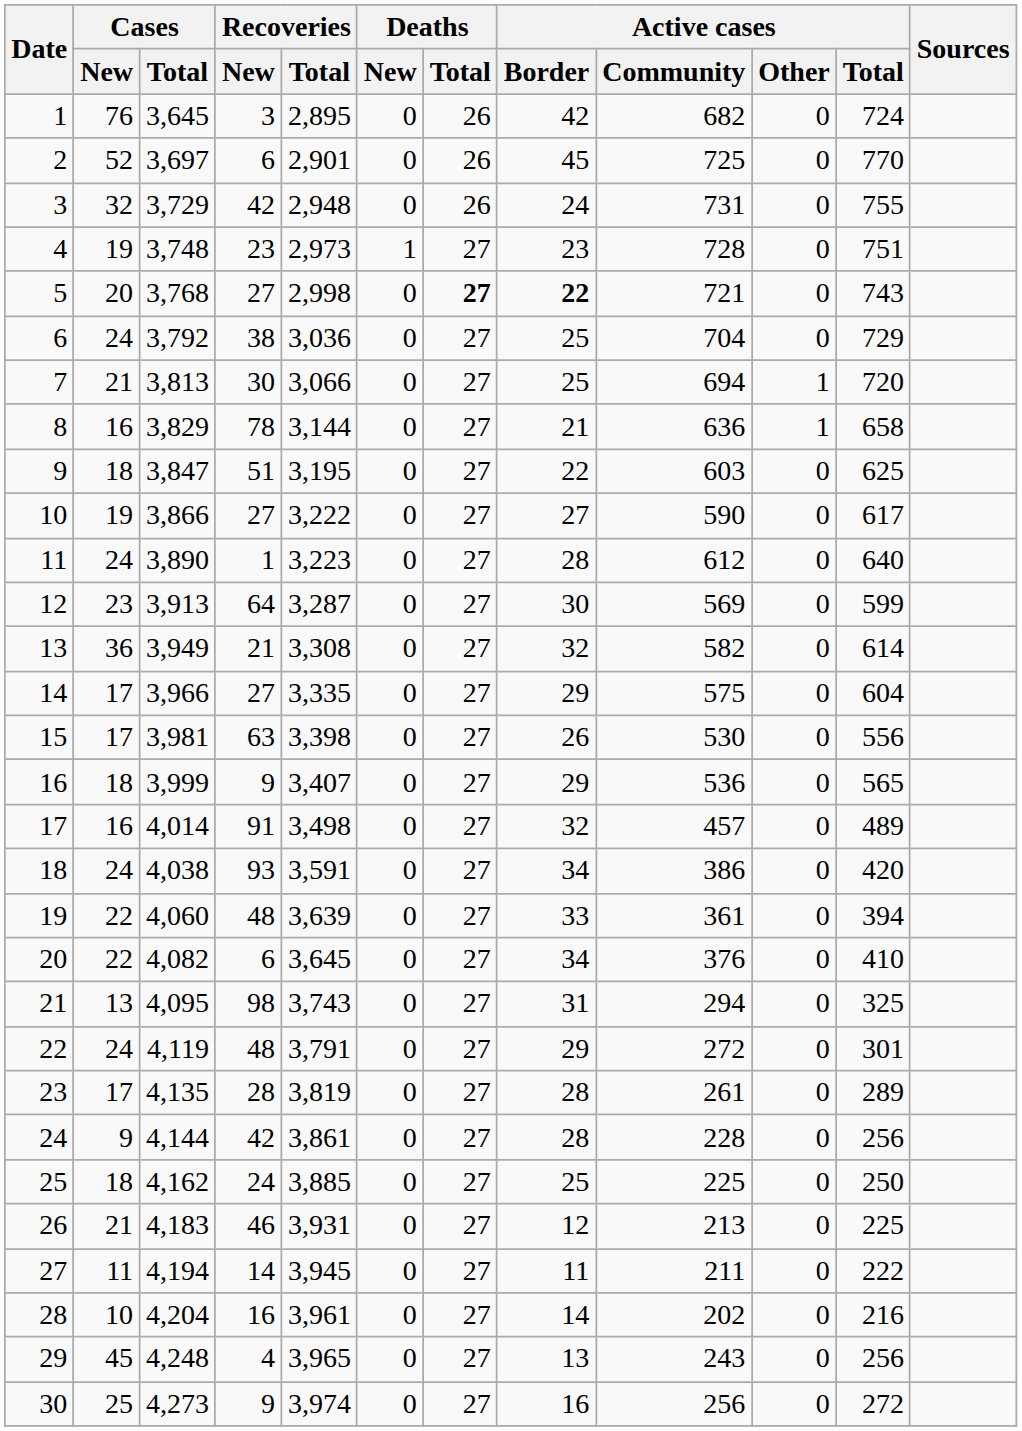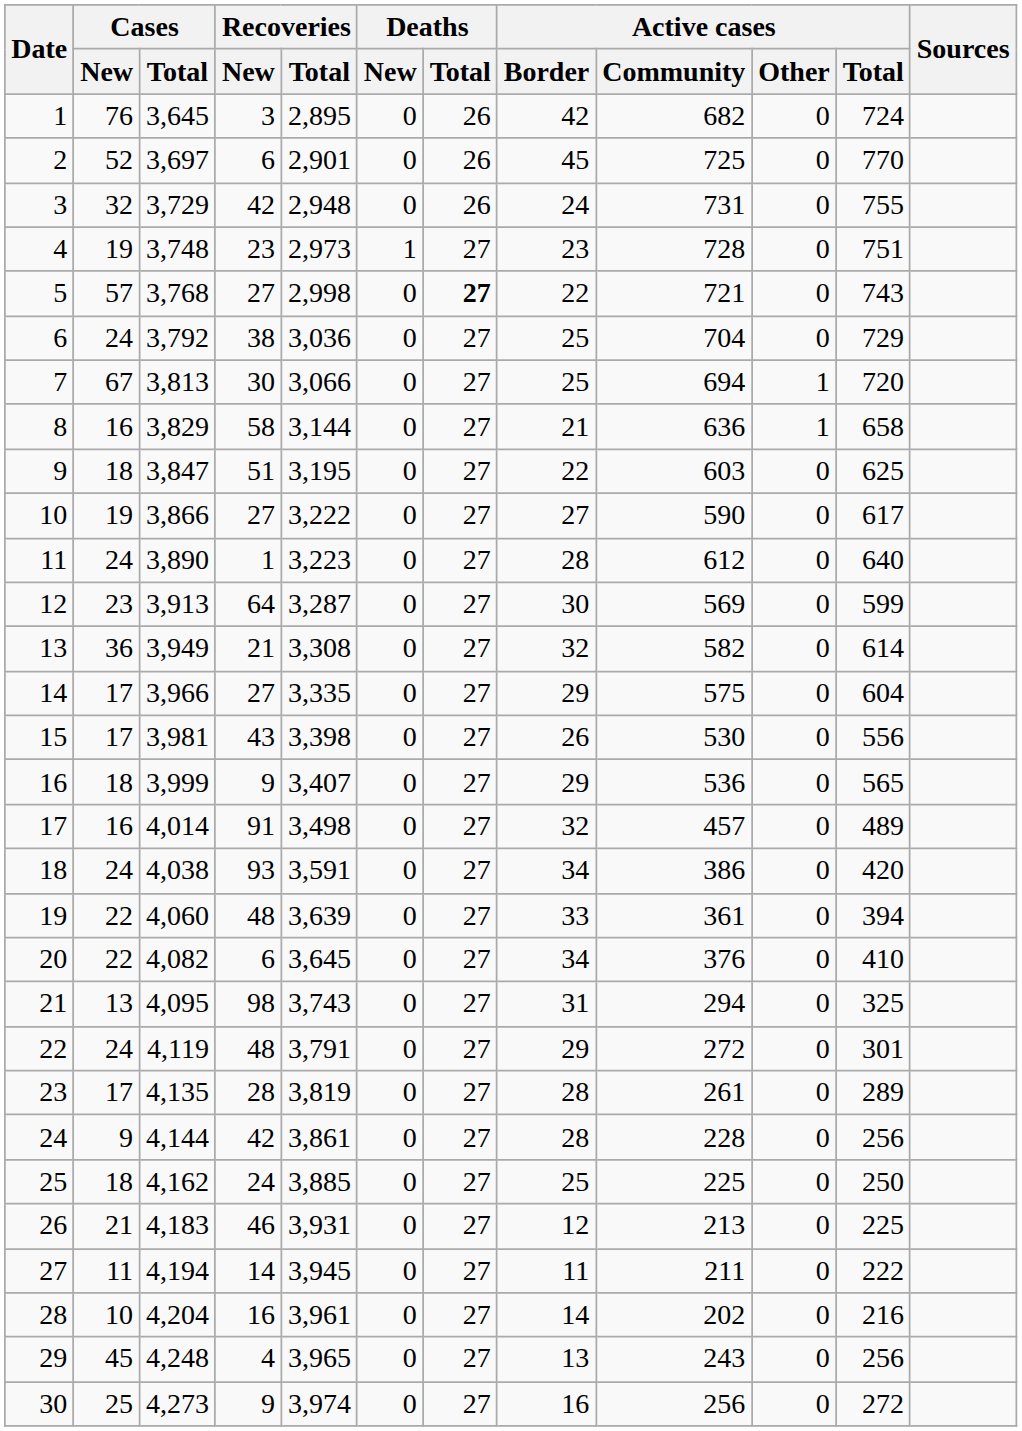(119, 293) 20 -> (119, 293) 57
(575, 293) bold -> (575, 293) normal
(119, 381) 21 -> (119, 381) 67
(261, 426) 78 -> (261, 426) 58
(261, 737) 63 -> (261, 737) 43
